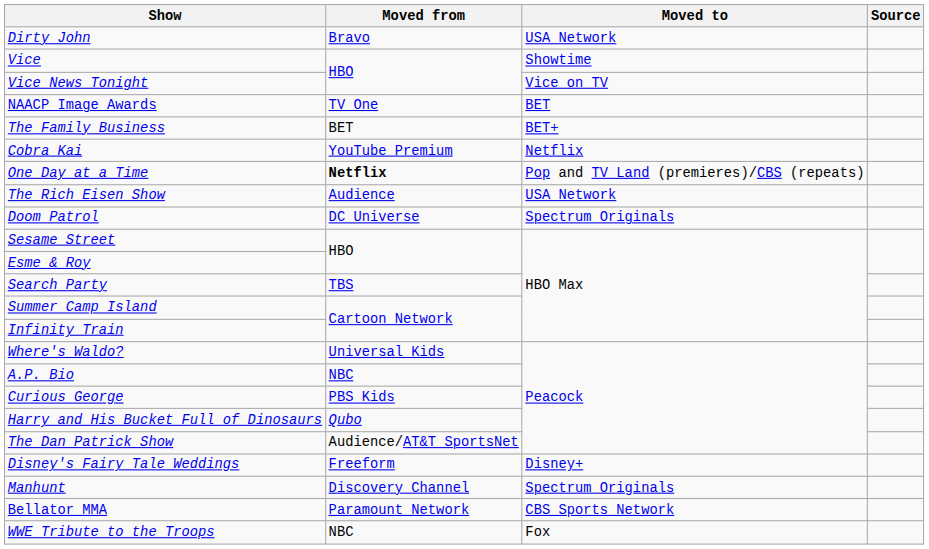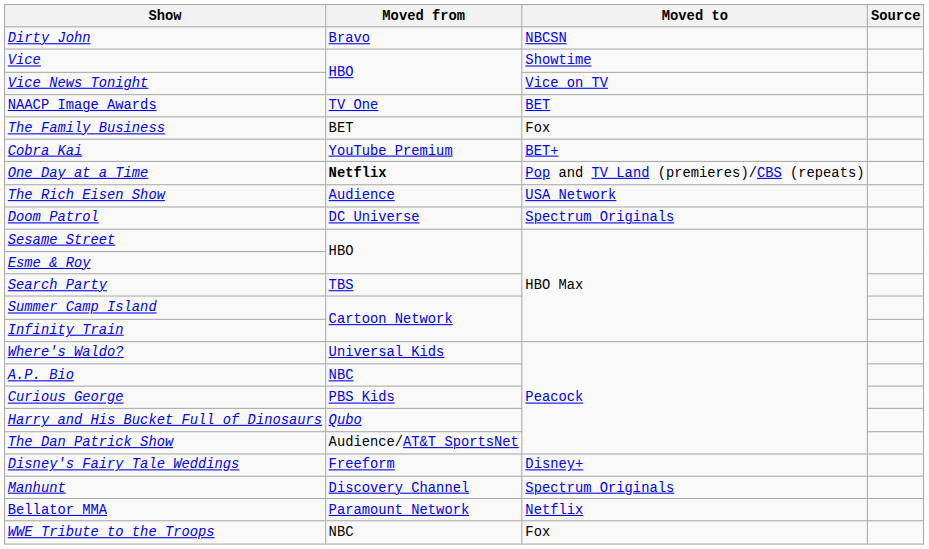(571, 38) USA Network -> (546, 38) NBCSN
(542, 128) BET+ -> (538, 128) Fox
(554, 151) Netflix -> (542, 151) BET+
(600, 510) CBS Sports Network -> (554, 510) Netflix
